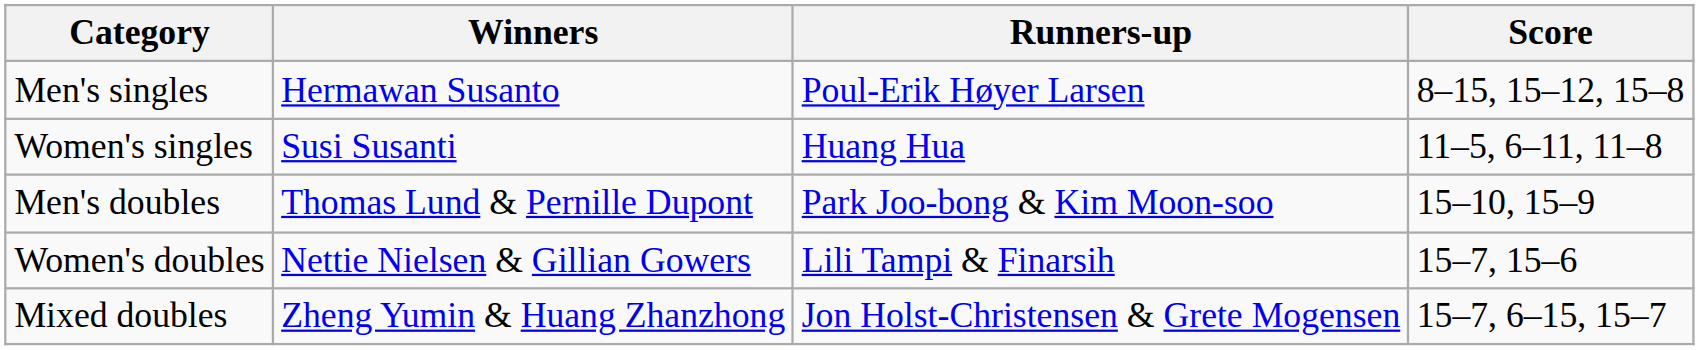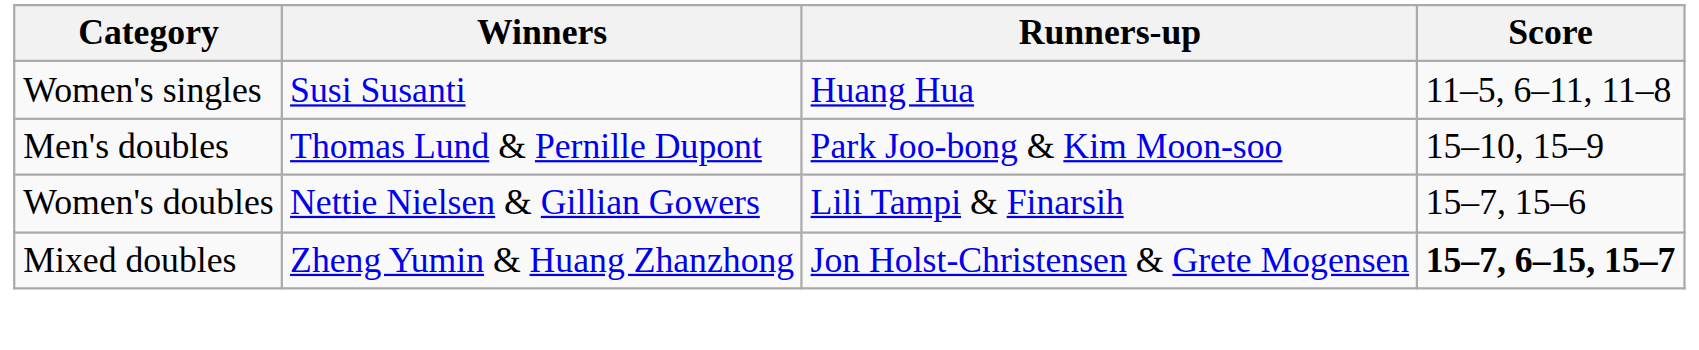- row: (111, 89)
(1542, 315) normal -> (1551, 259) bold
